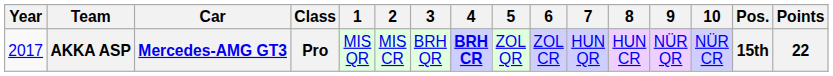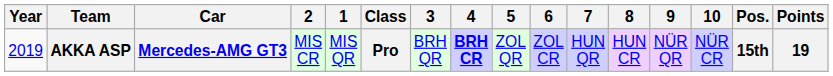columns swapped: (315, 16) <-> (393, 16)
(26, 50) 2017 -> (26, 50) 2019
(801, 50) 22 -> (801, 50) 19
